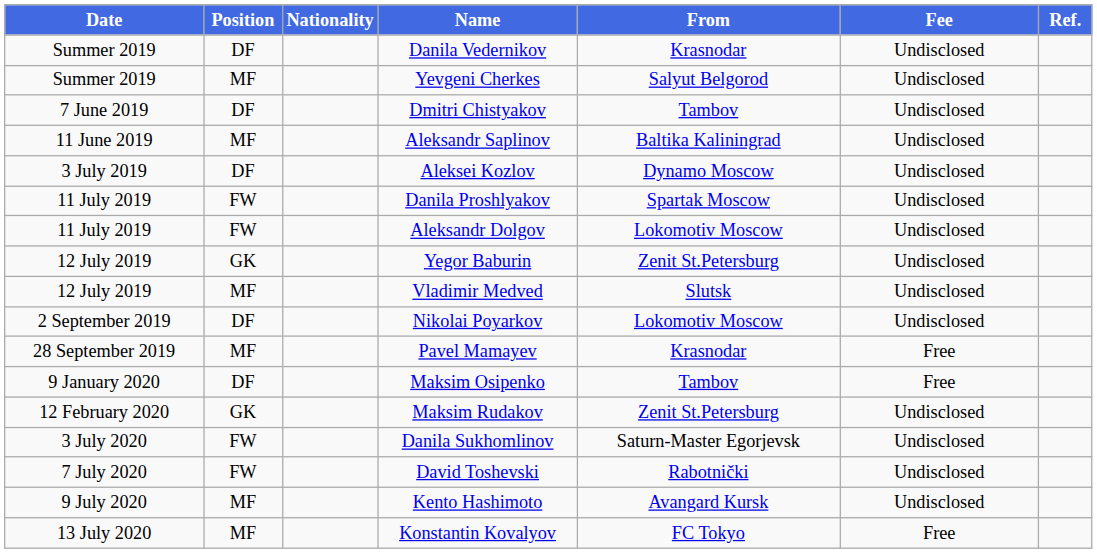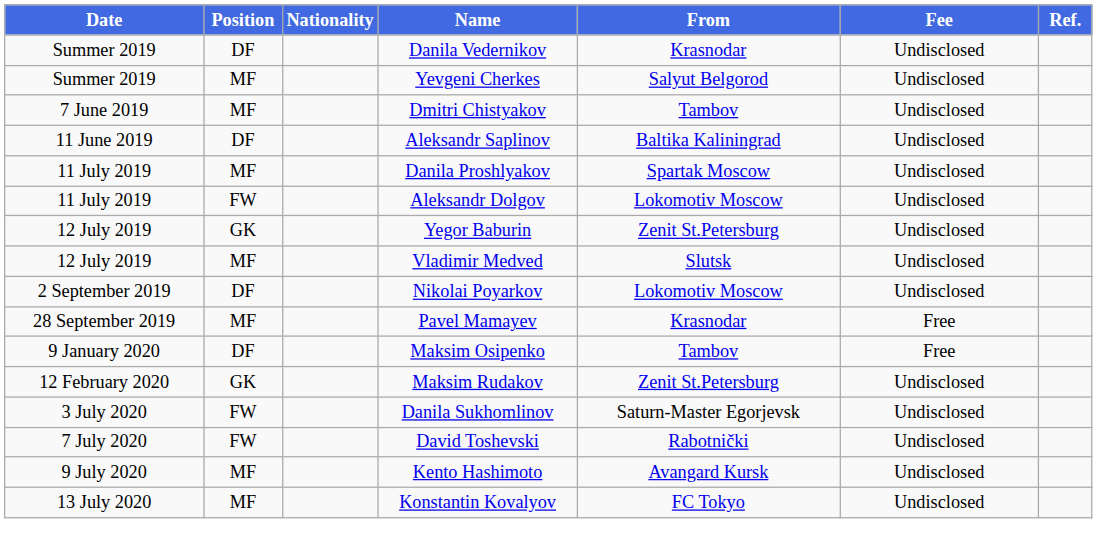(243, 110) DF -> (243, 110) MF
(243, 140) MF -> (243, 140) DF
- row: (478, 170)
(243, 200) FW -> (243, 170) MF
(939, 532) Free -> (939, 502) Undisclosed
